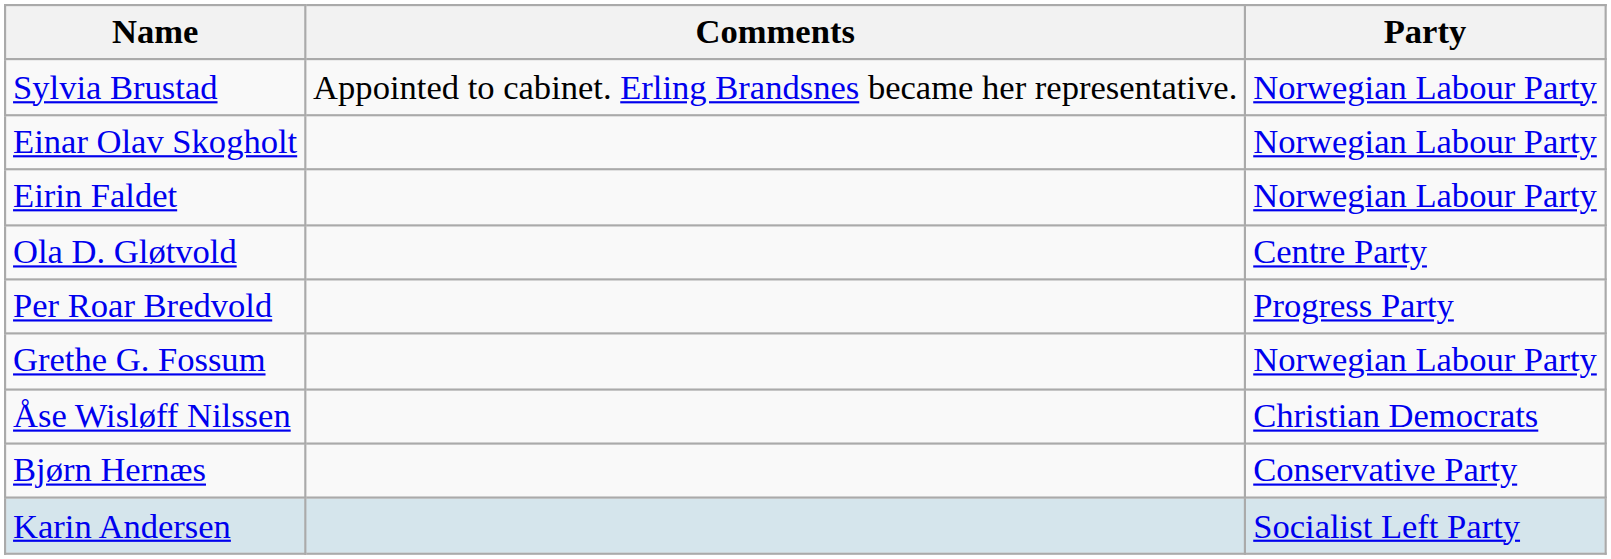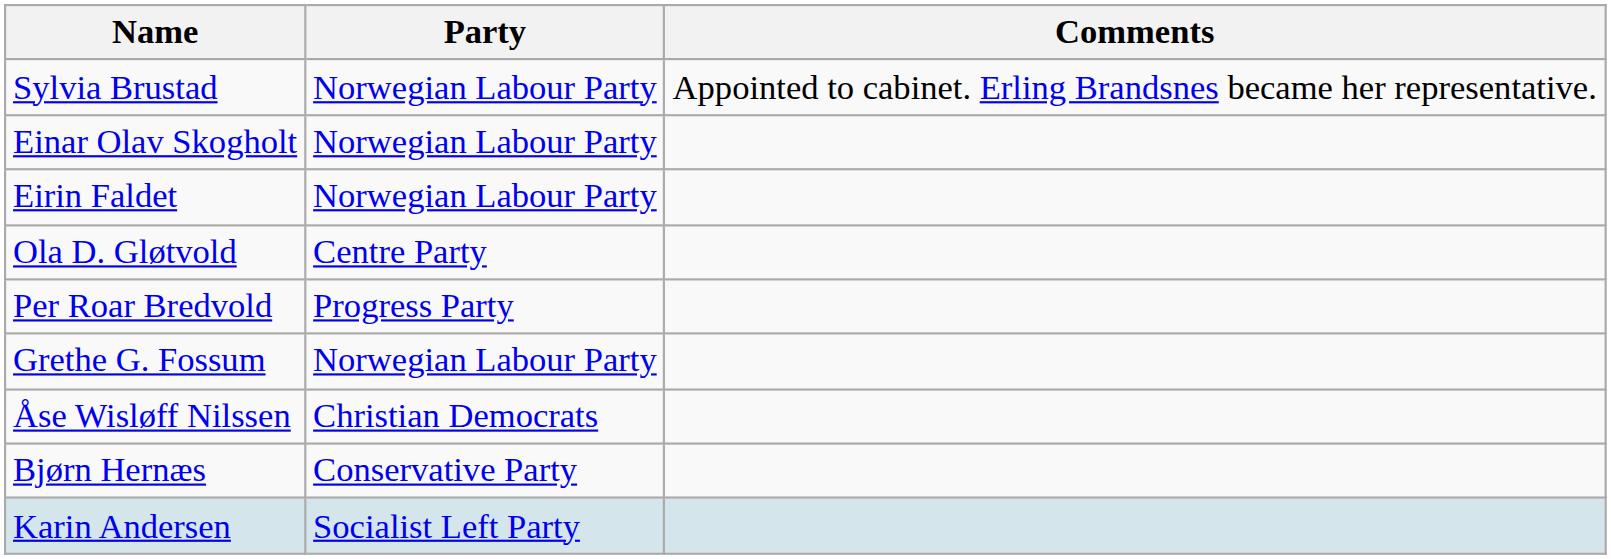columns swapped: (1425, 31) <-> (775, 31)
